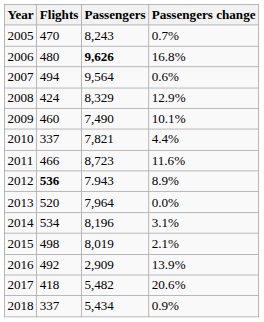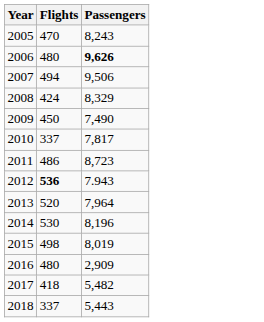- column: (204, 14)
(99, 77) 9,564 -> (99, 77) 9,506
(50, 118) 460 -> (50, 118) 450
(99, 139) 7,821 -> (99, 139) 7,817
(50, 160) 466 -> (50, 160) 486
(50, 222) 534 -> (50, 222) 530
(50, 264) 492 -> (50, 264) 480
(99, 306) 5,434 -> (99, 306) 5,443
